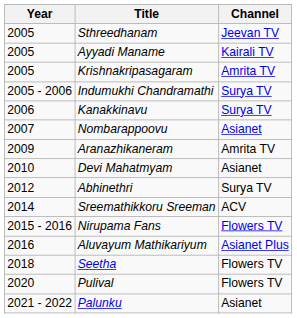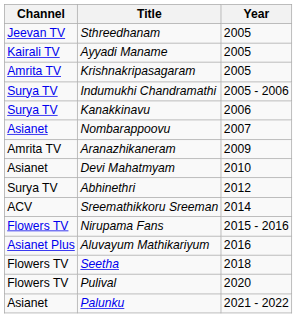columns swapped: (40, 14) <-> (255, 14)
